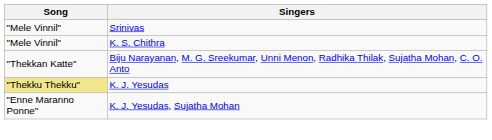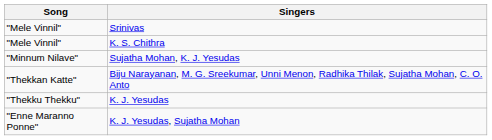+ row: (174, 58)
(43, 85) khaki background -> (43, 100) no background
